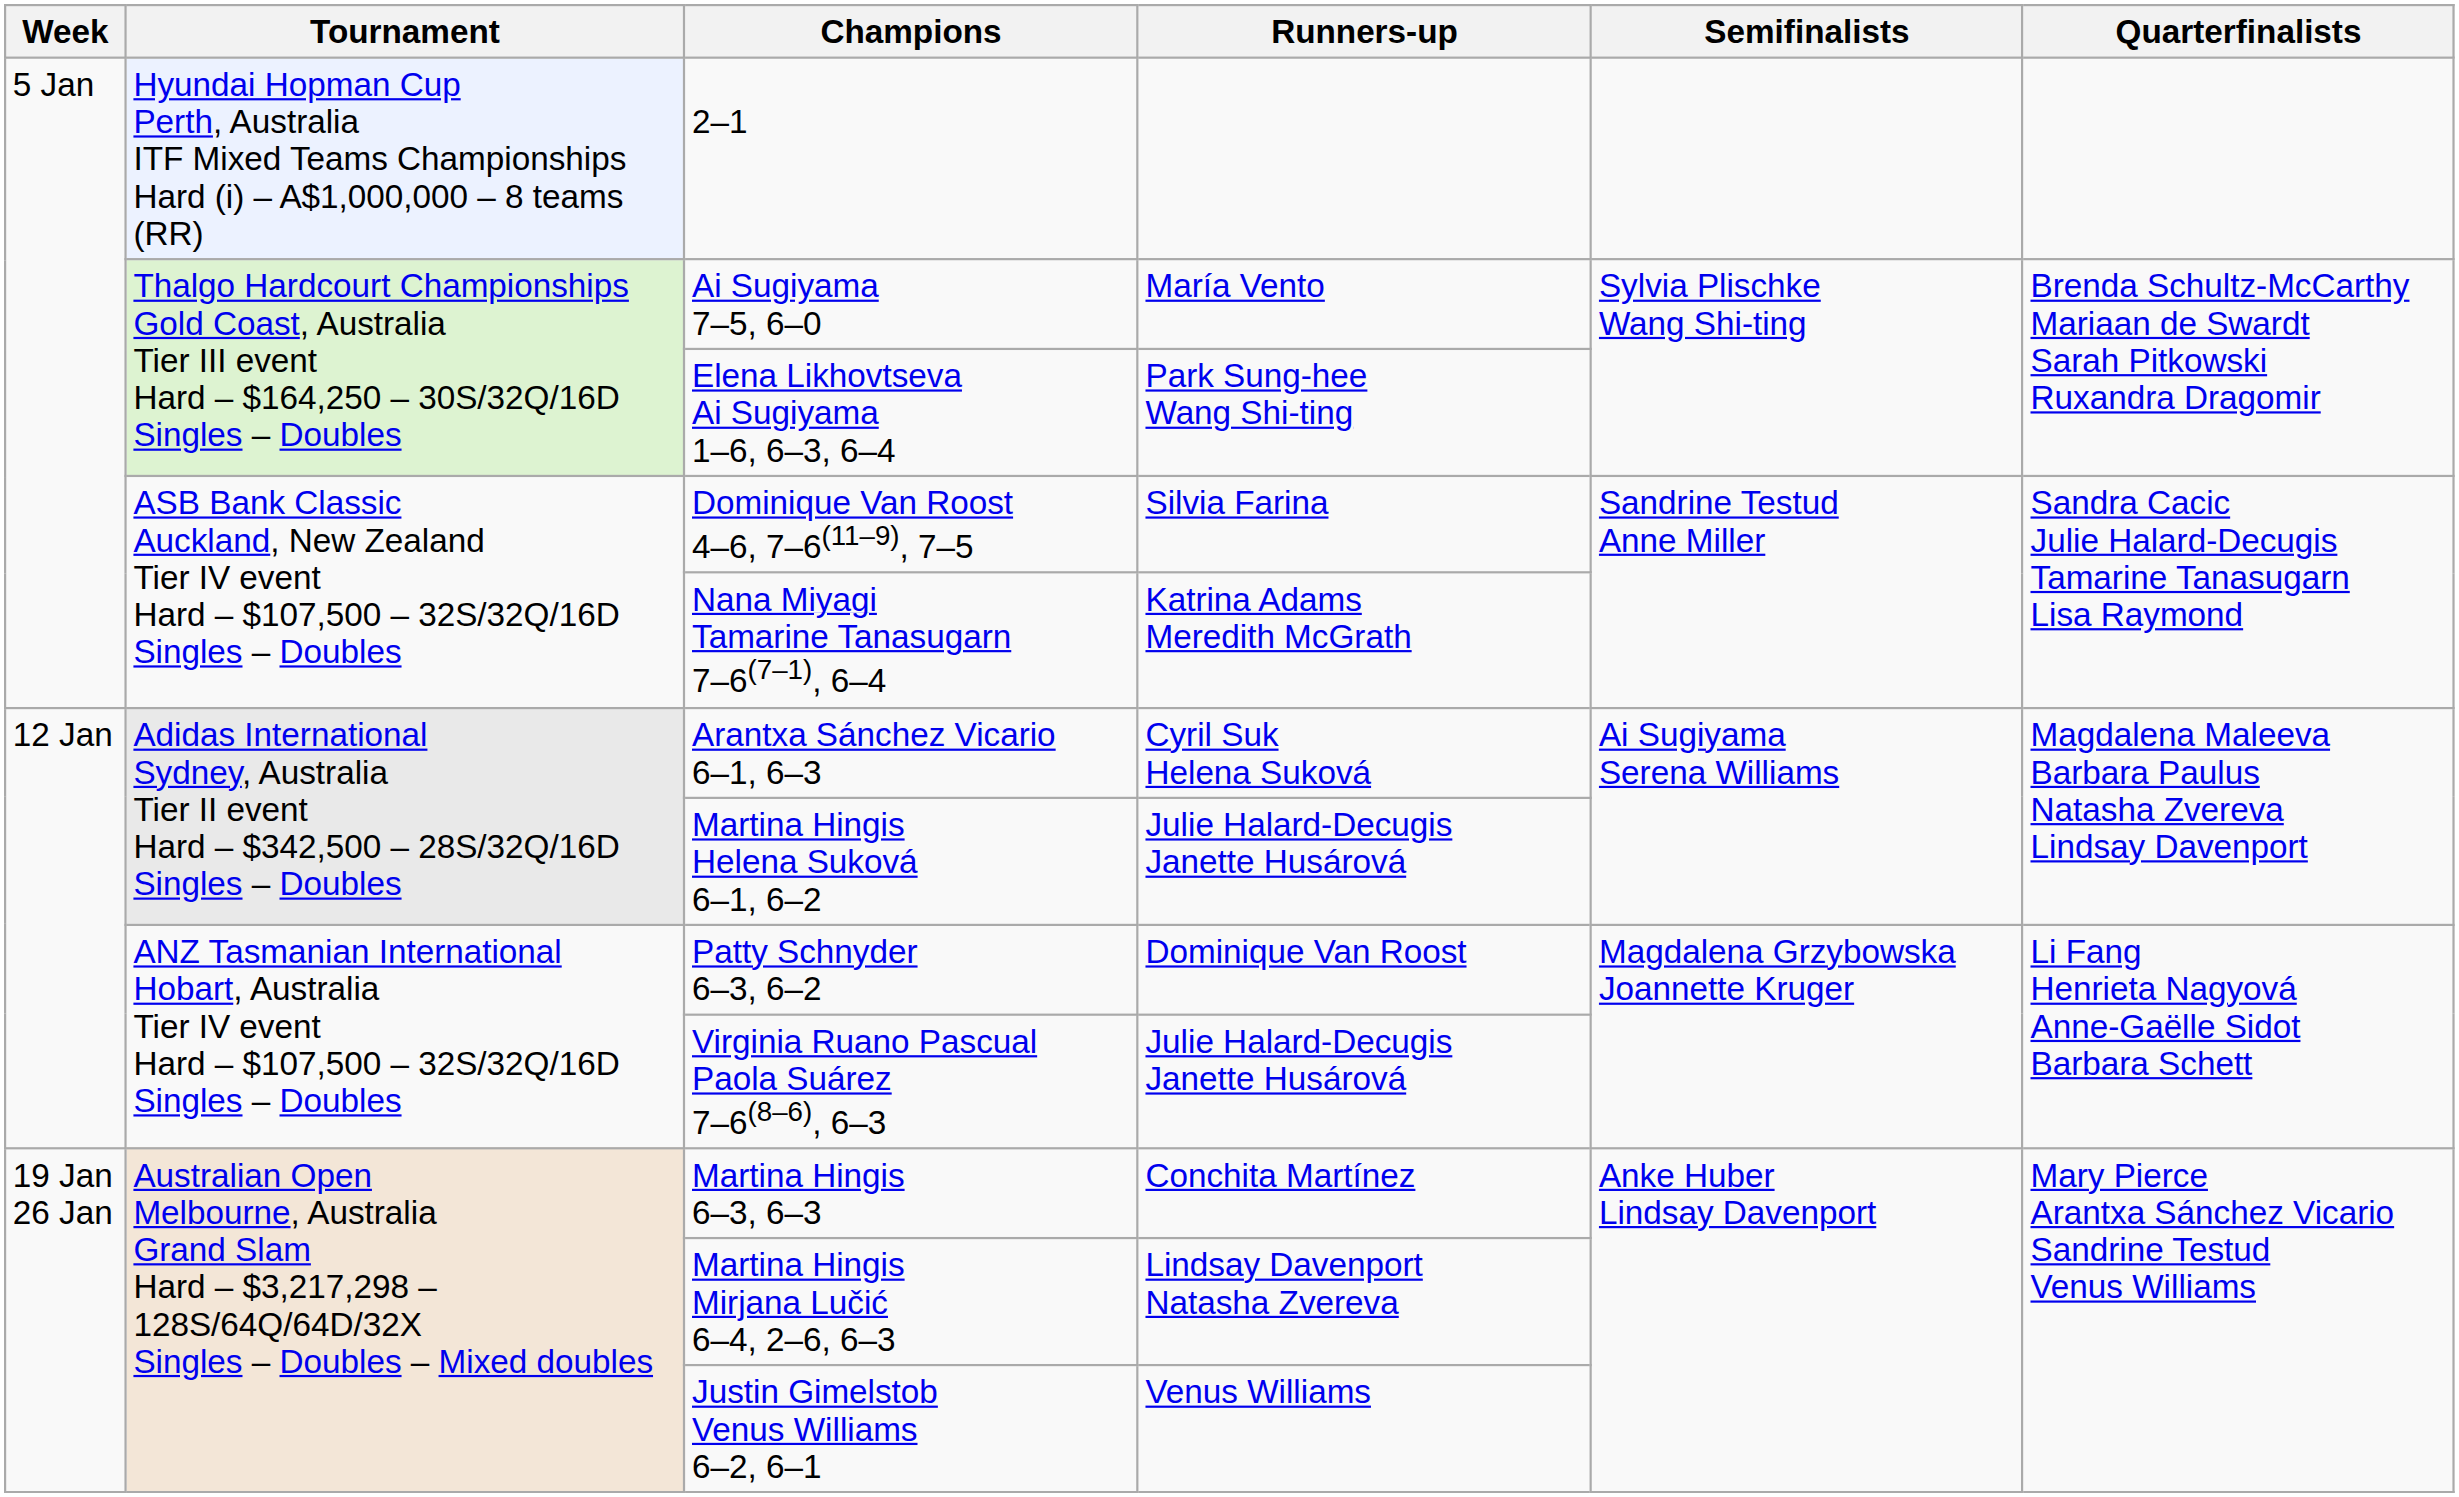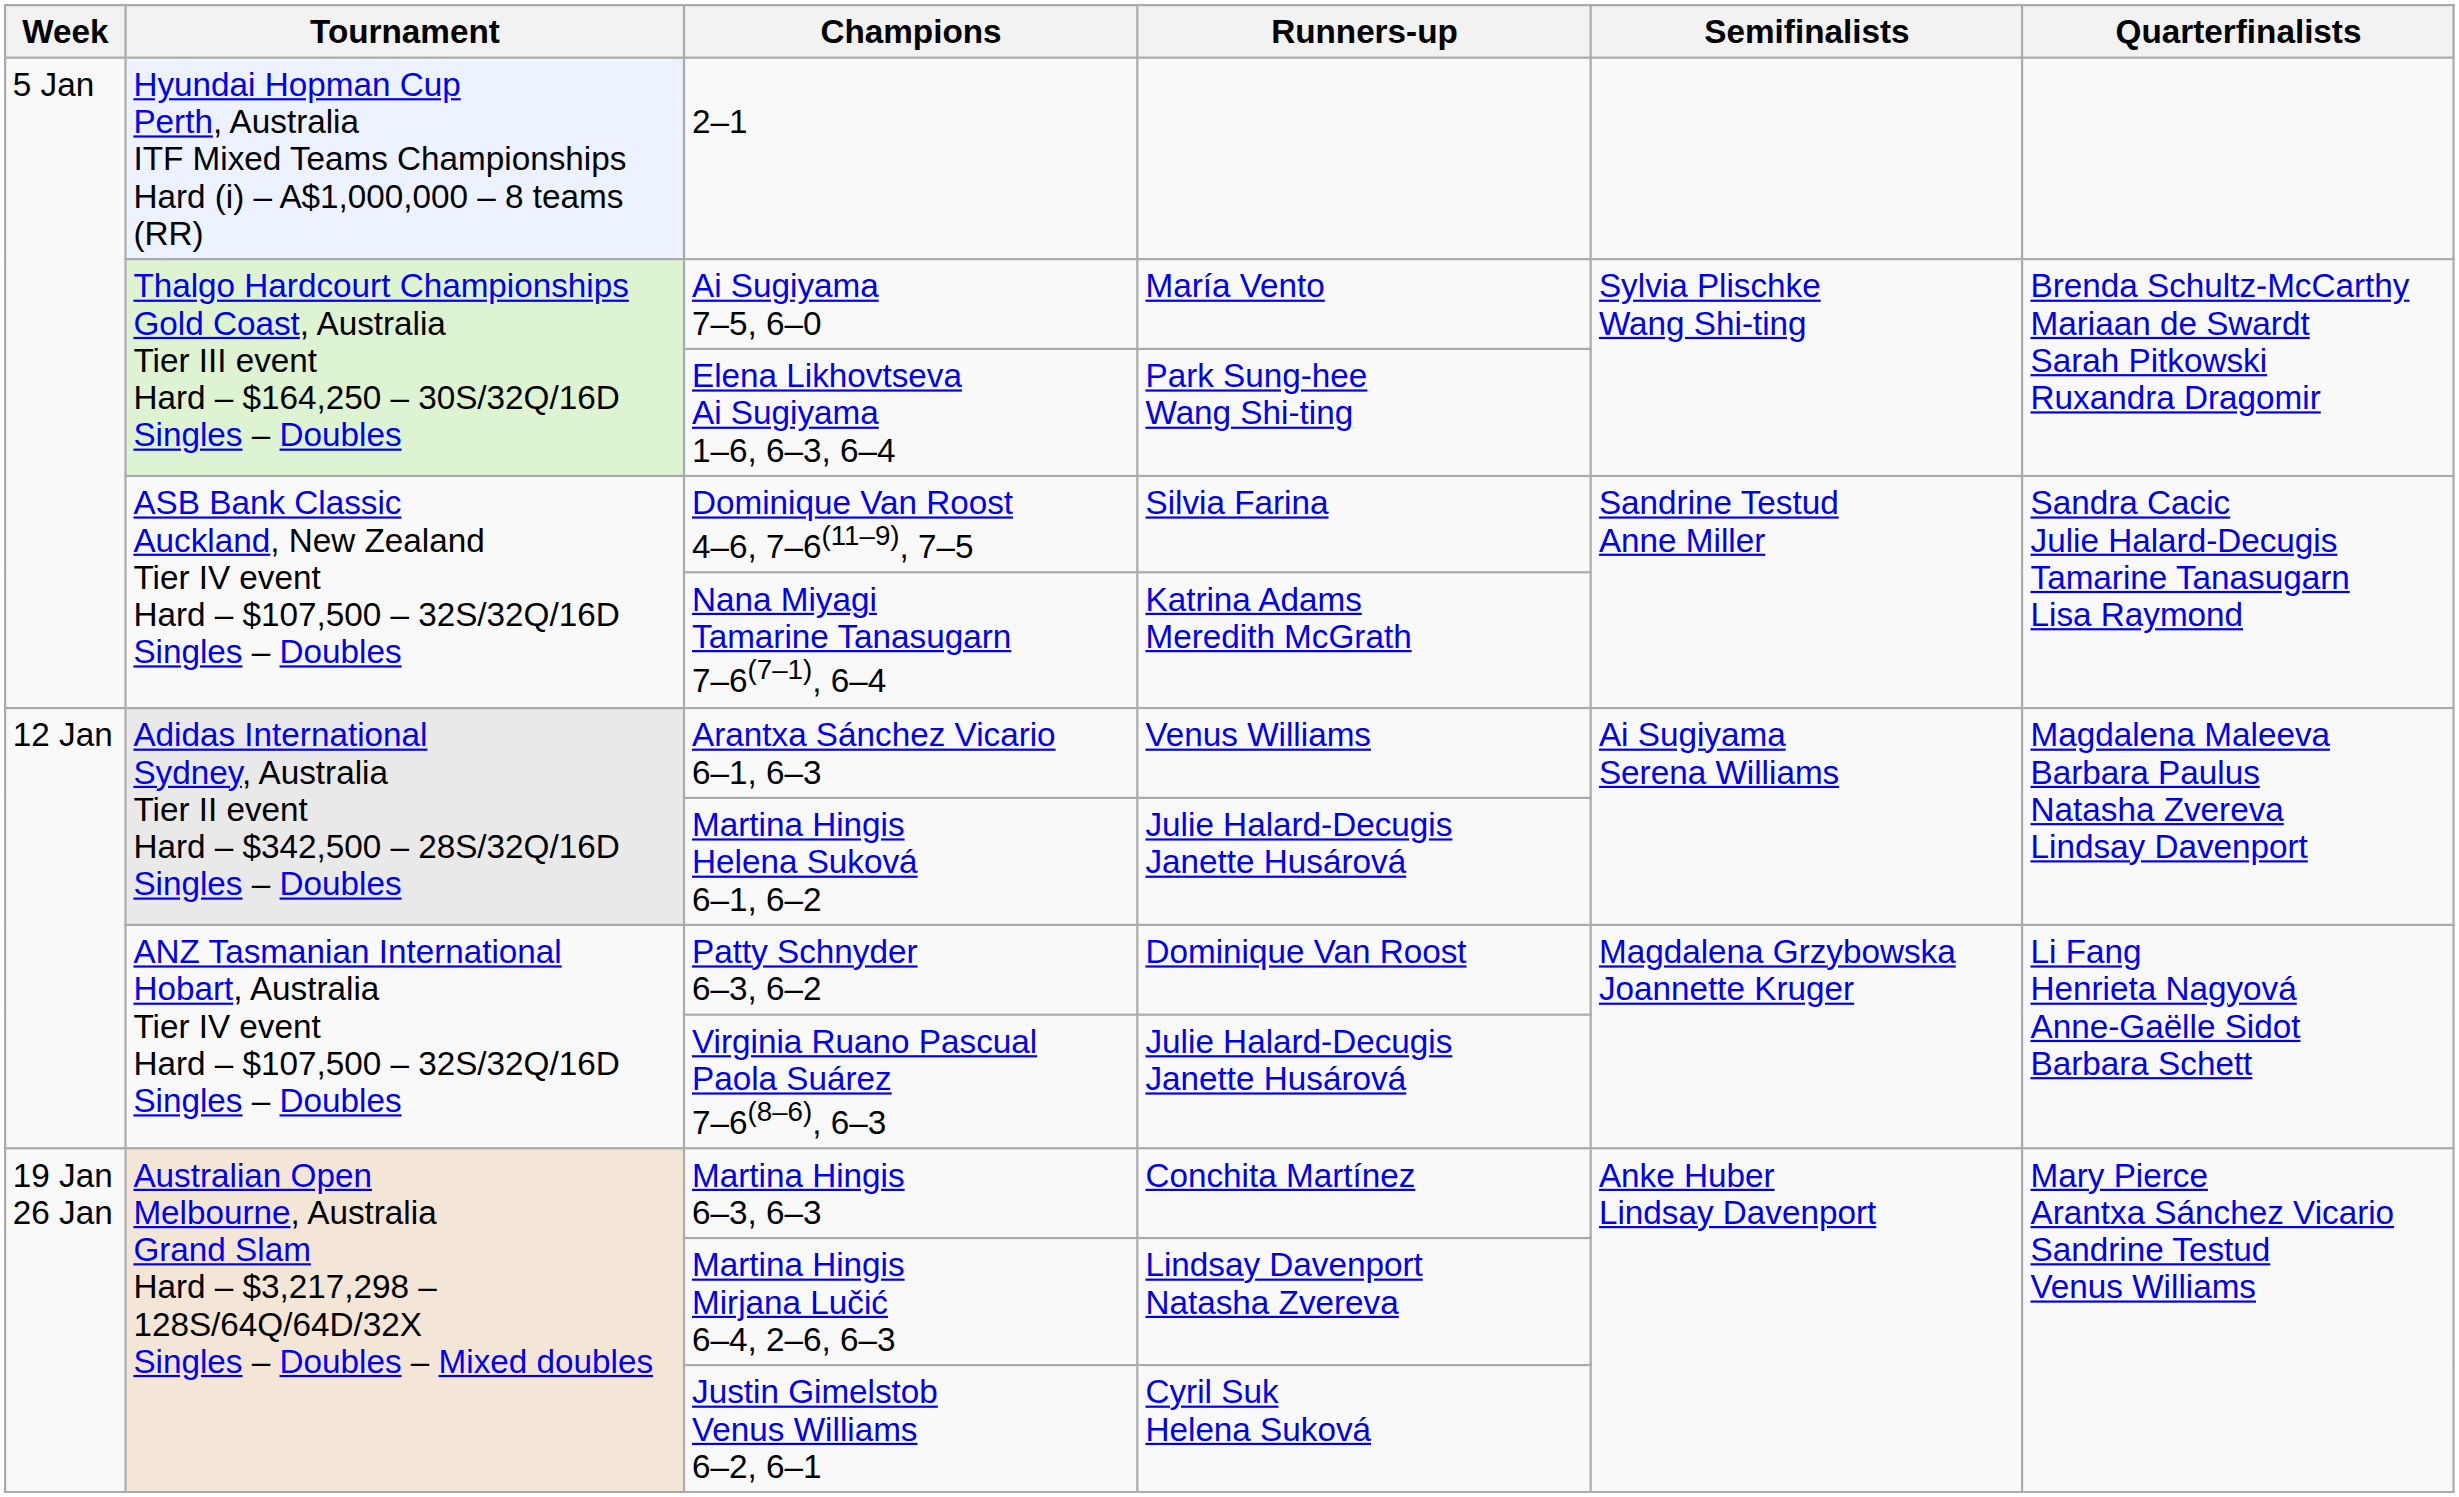(1258, 752) Cyril Suk Helena Suková -> (1258, 734) Venus Williams
(1258, 1391) Venus Williams -> (1258, 1410) Cyril Suk Helena Suková
